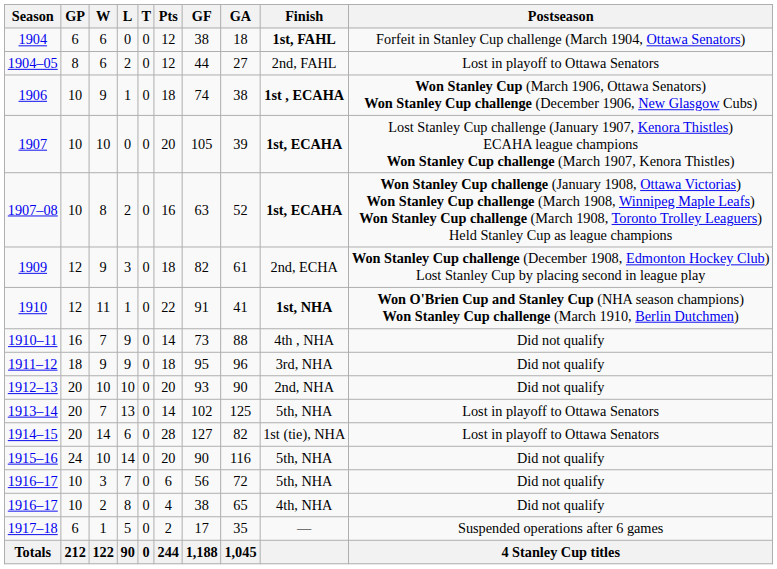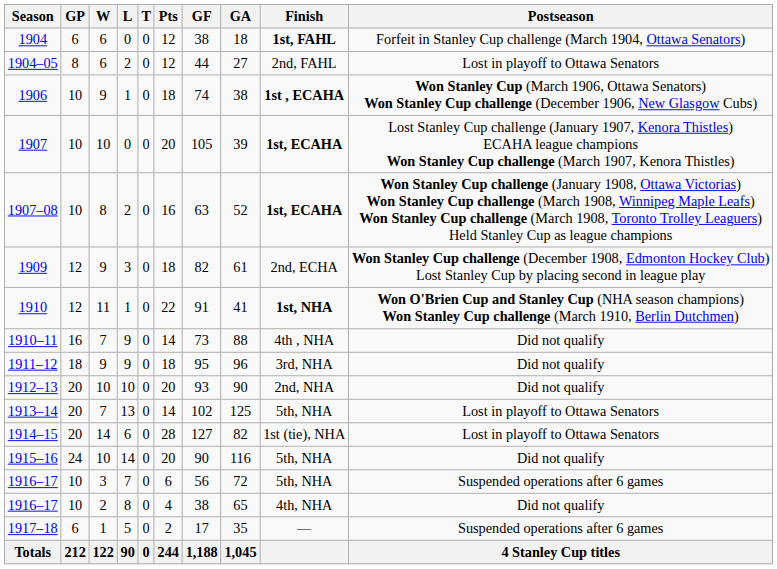(561, 481) Did not qualify -> (561, 481) Suspended operations after 6 games
